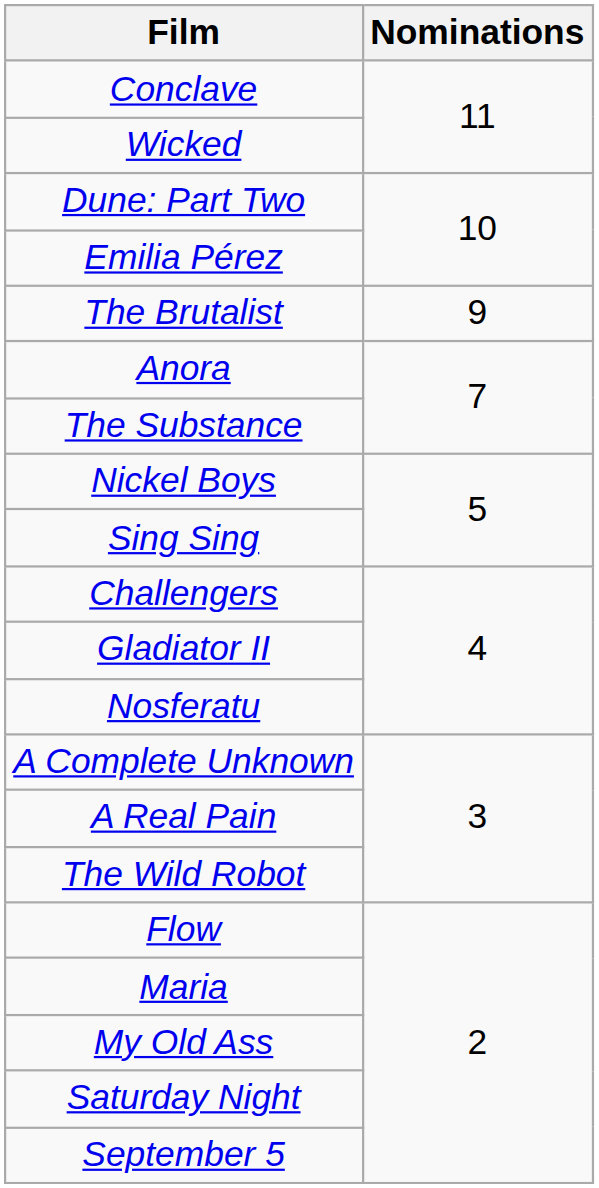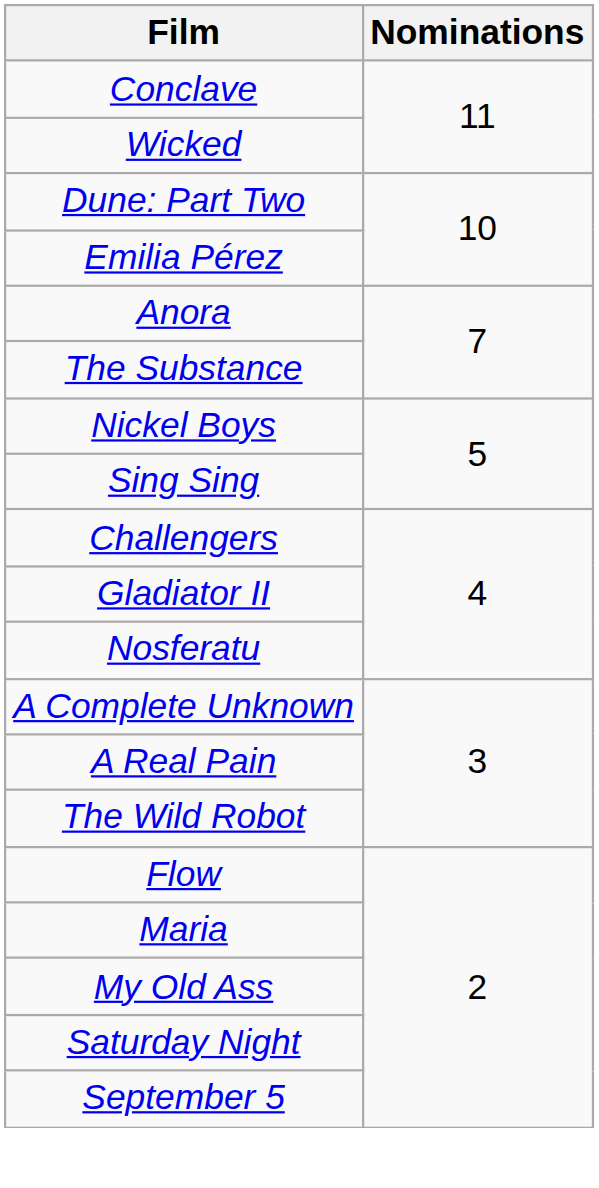- row: (184, 312)
